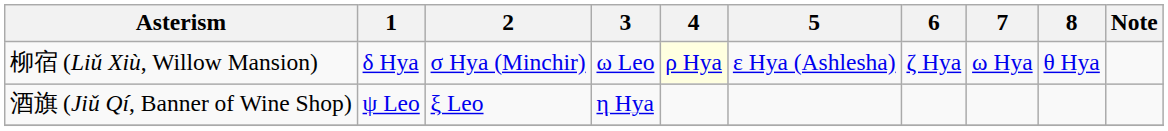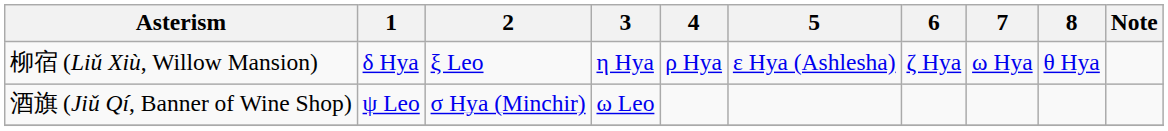(508, 62) σ Hya (Minchir) -> (457, 62) ξ Leo
(625, 62) ω Leo -> (625, 62) η Hya
(694, 62) lightyellow background -> (694, 62) no background
(457, 104) ξ Leo -> (508, 104) σ Hya (Minchir)
(625, 104) η Hya -> (625, 104) ω Leo
